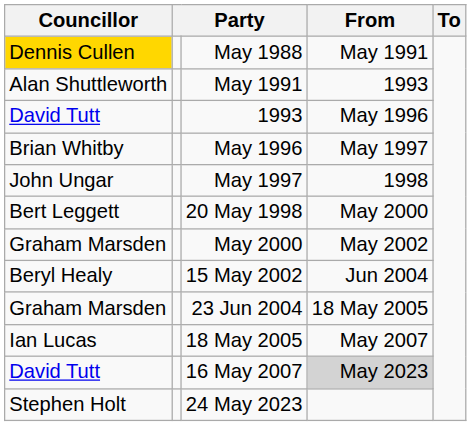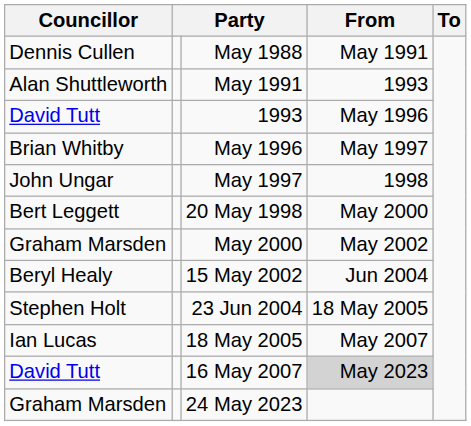(72, 52) gold background -> (72, 52) no background
(88, 308) Graham Marsden -> (68, 308) Stephen Holt
(68, 404) Stephen Holt -> (88, 404) Graham Marsden
